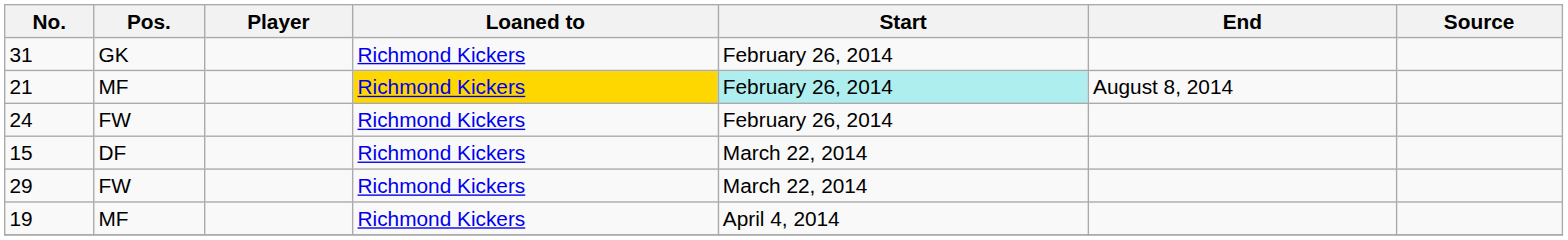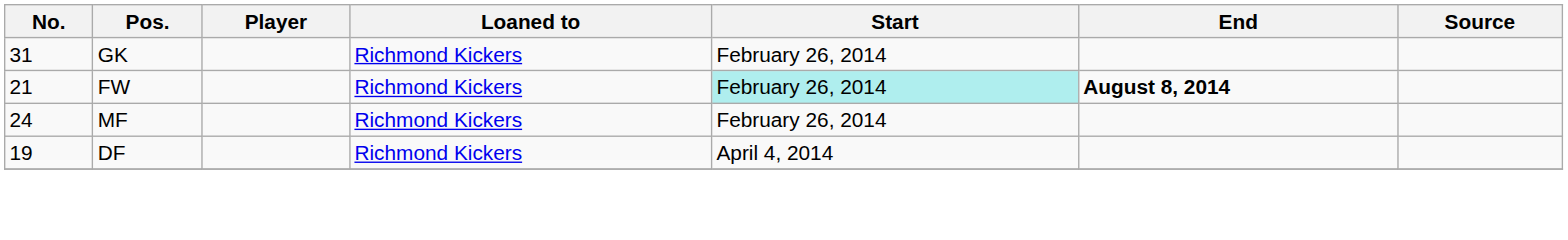(114, 87) MF -> (114, 87) FW
(441, 87) gold background -> (438, 87) no background
(1163, 87) normal -> (1157, 87) bold
(115, 120) FW -> (113, 120) MF
- row: (21, 153)
- row: (21, 186)
(114, 219) MF -> (112, 153) DF
